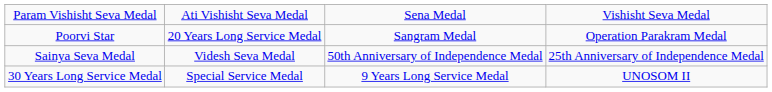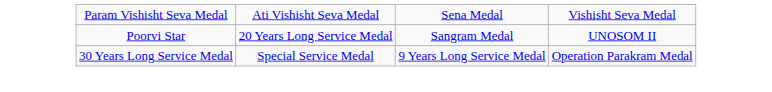(656, 35) Operation Parakram Medal -> (622, 35) UNOSOM II
- row: (85, 55)
(656, 76) UNOSOM II -> (622, 55) Operation Parakram Medal
